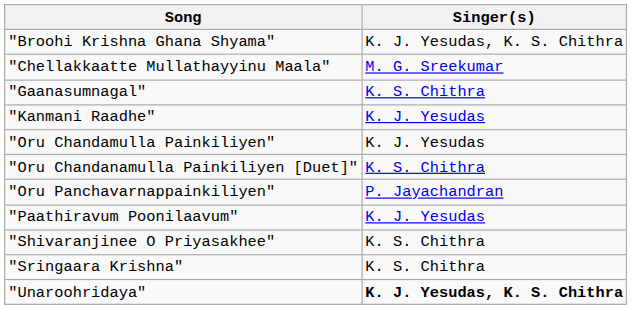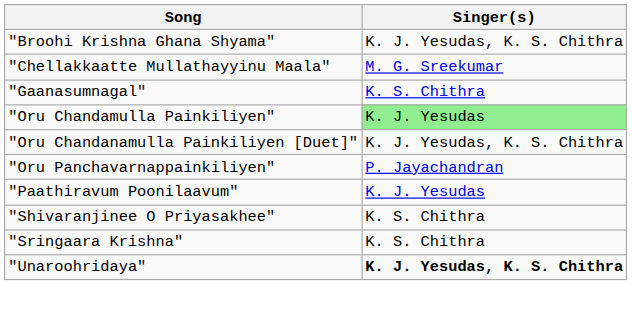- row: (82, 117)
(425, 142) no background -> (425, 117) lightgreen background
(425, 167) K. S. Chithra -> (494, 142) K. J. Yesudas, K. S. Chithra
